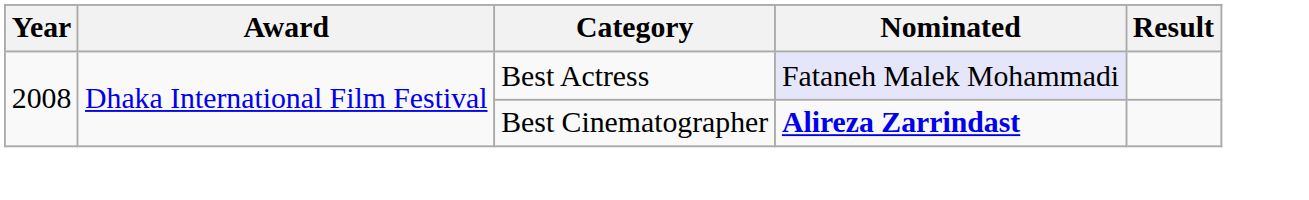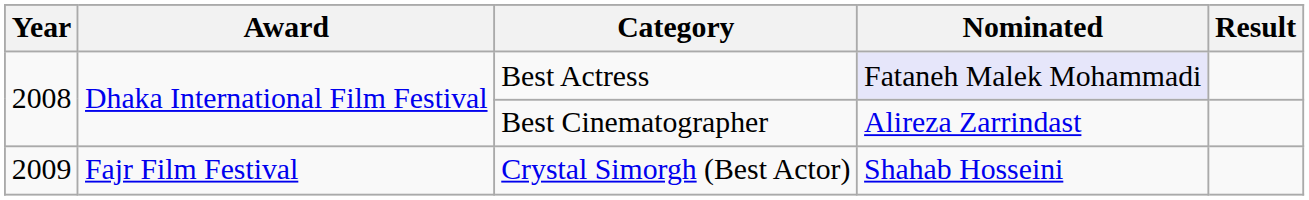(901, 122) bold -> (973, 122) normal
+ row: (676, 169)
